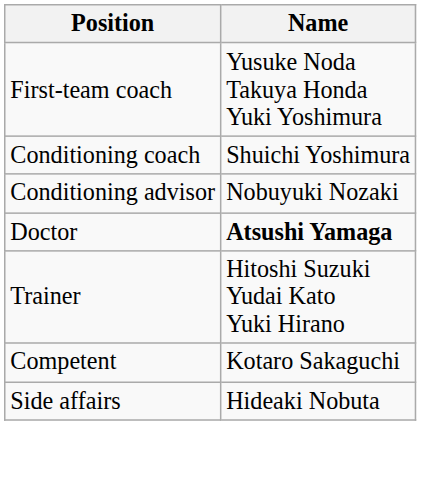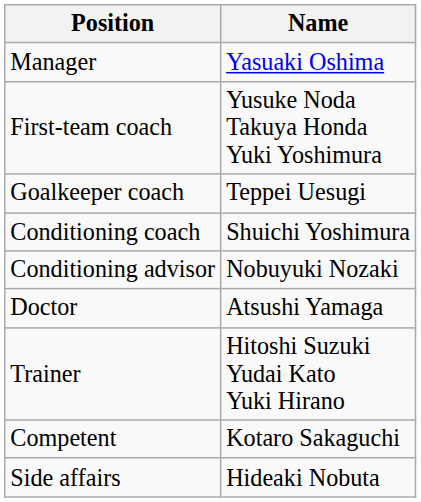+ row: (53, 61)
+ row: (97, 192)
(309, 231) bold -> (305, 307) normal
